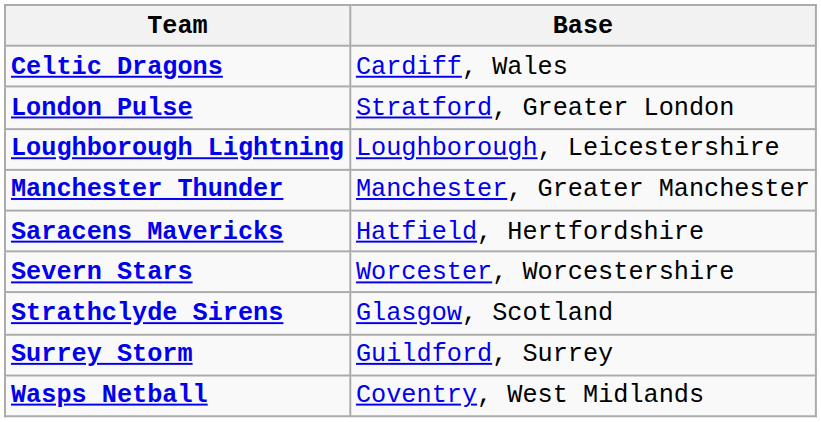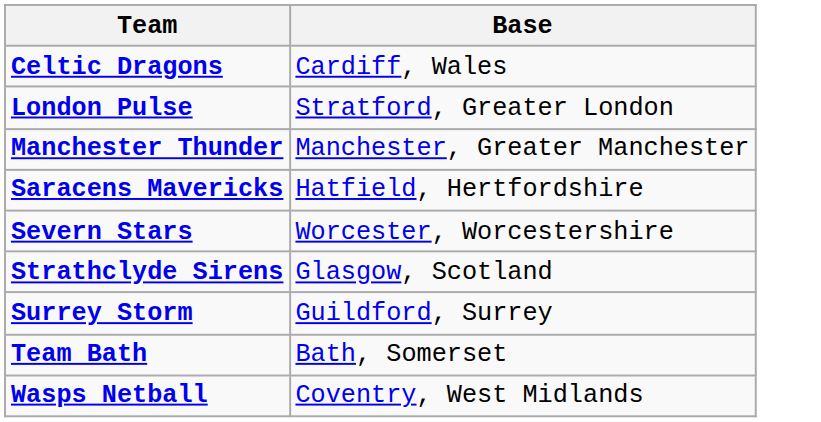- row: (177, 149)
+ row: (79, 354)
